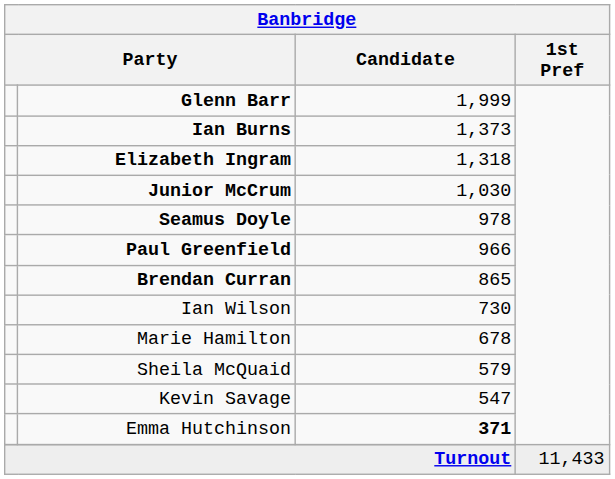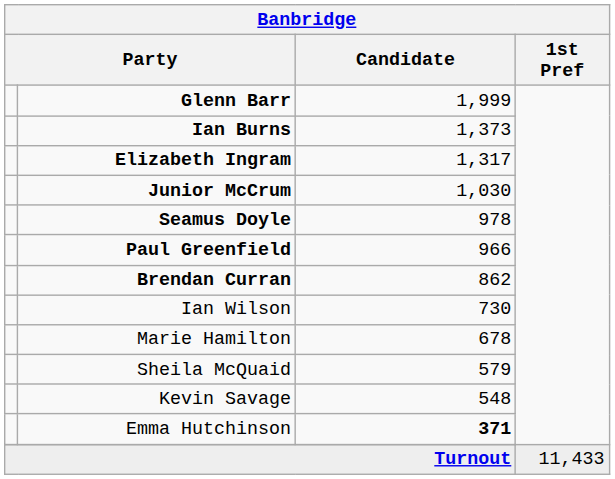(484, 160) 1,318 -> (484, 160) 1,317
(495, 280) 865 -> (495, 280) 862
(495, 399) 547 -> (495, 399) 548
